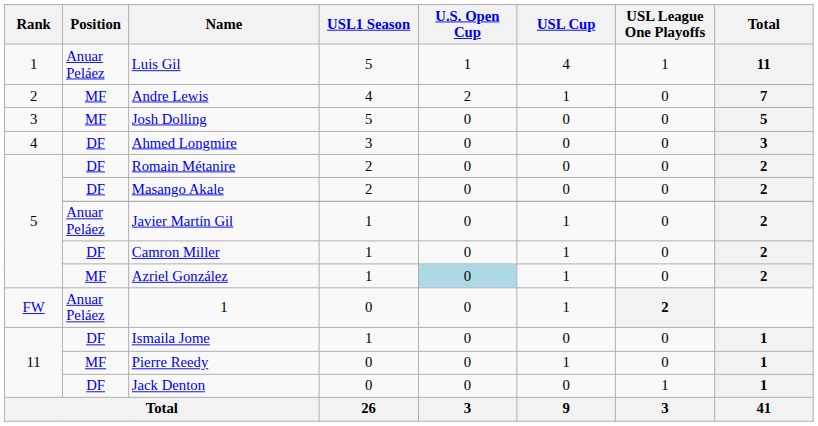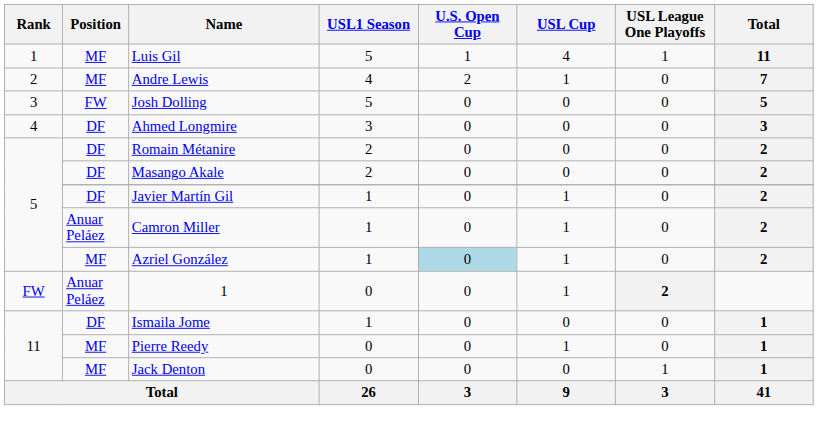(85, 64) Anuar Peláez -> (96, 56) MF
(96, 119) MF -> (96, 102) FW
(85, 220) Anuar Peláez -> (96, 196) DF
(96, 252) DF -> (85, 227) Anuar Peláez
(96, 385) DF -> (96, 369) MF
